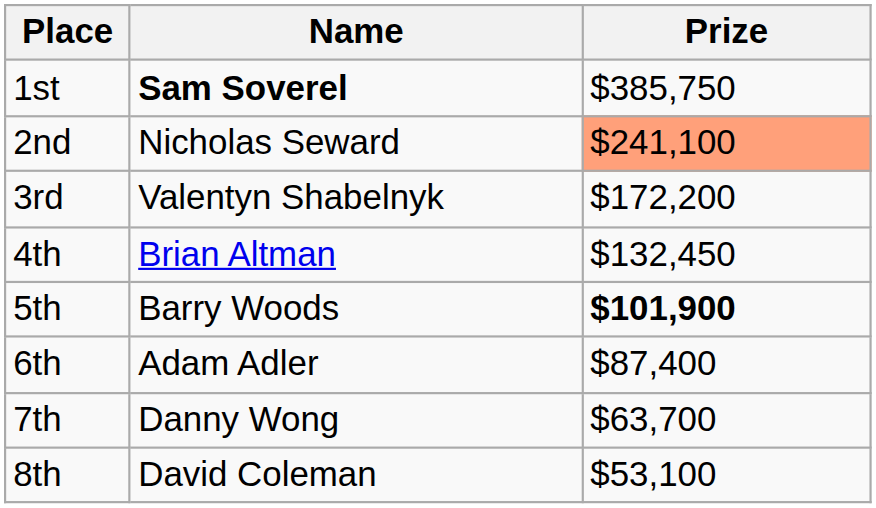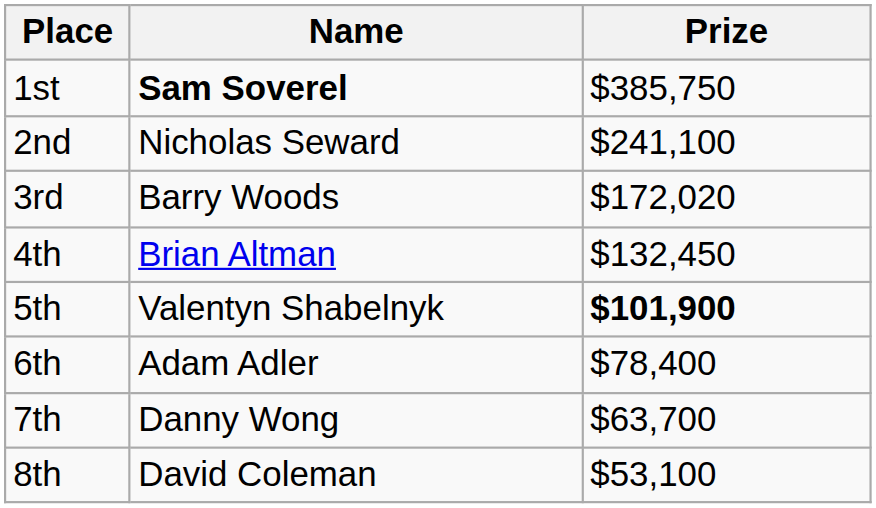(663, 142) lightsalmon background -> (663, 142) no background
(291, 198) Valentyn Shabelnyk -> (239, 198) Barry Woods
(663, 198) $172,200 -> (663, 198) $172,020
(239, 308) Barry Woods -> (291, 308) Valentyn Shabelnyk
(653, 364) $87,400 -> (653, 364) $78,400
